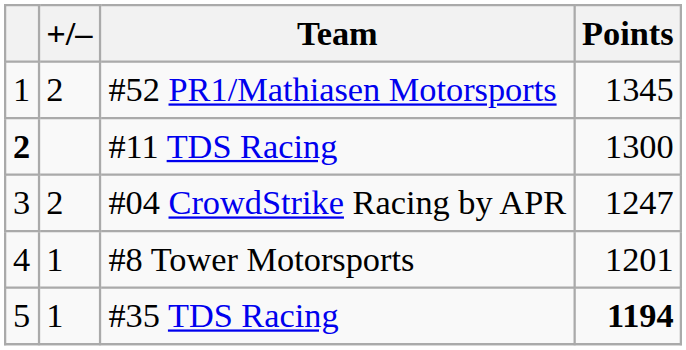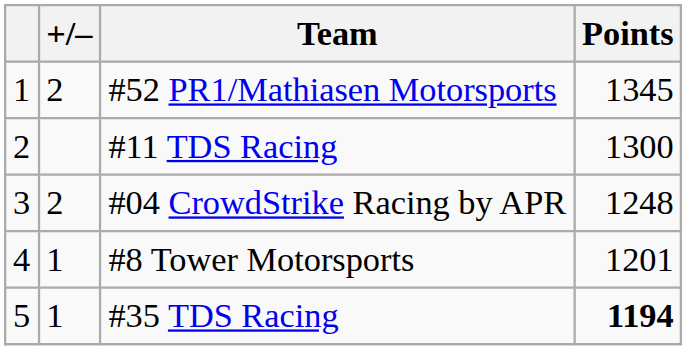(22, 146) bold -> (22, 146) normal
(639, 202) 1247 -> (639, 202) 1248
